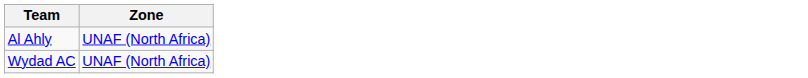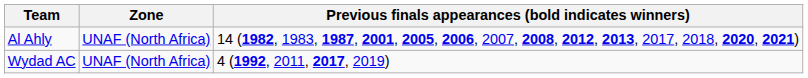+ column: (508, 15)
